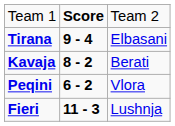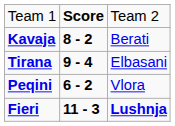rows swapped: (30, 39) <-> (32, 62)
(136, 109) normal -> (139, 109) bold
